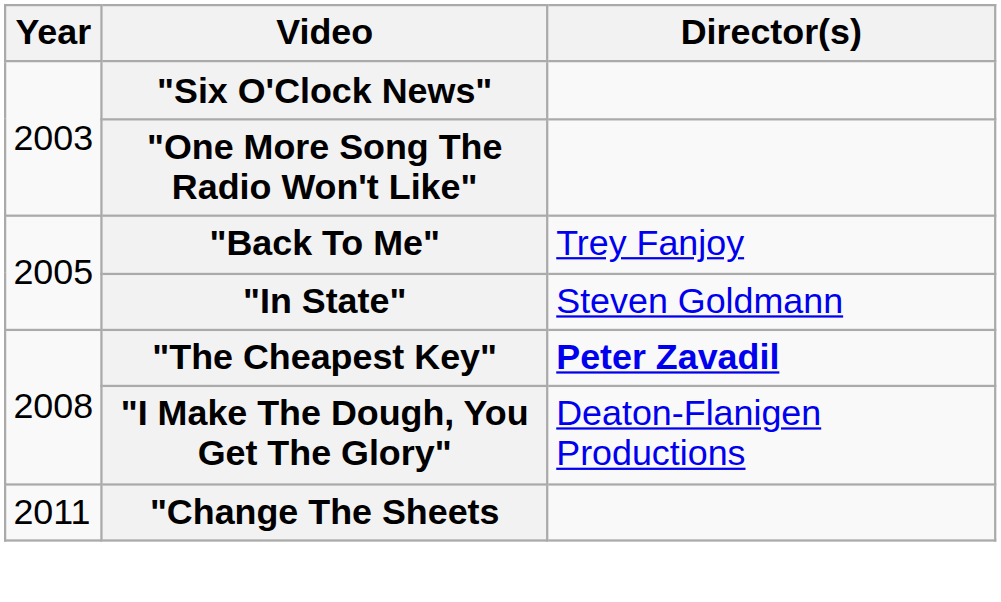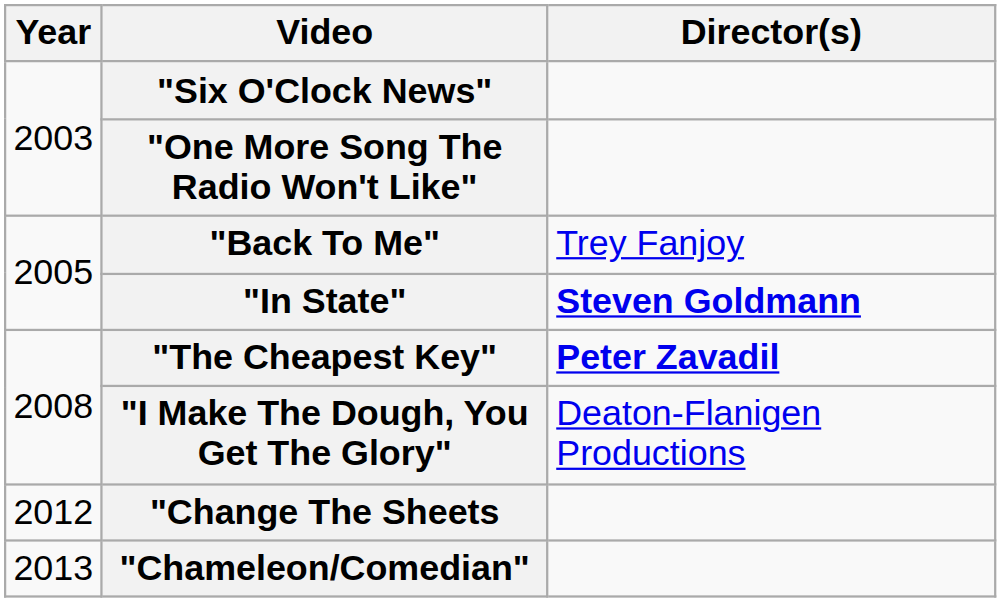(700, 300) normal -> (709, 300) bold
(52, 511) 2011 -> (53, 511) 2012
+ row: (325, 568)
